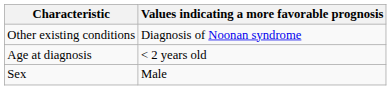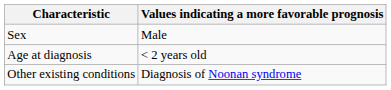rows swapped: (17, 74) <-> (71, 34)
